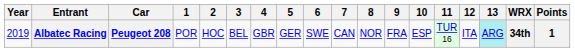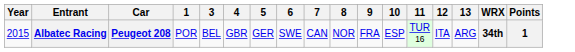- column: (213, 12)
(18, 33) 2019 -> (18, 33) 2015
(493, 33) paleturquoise background -> (465, 33) no background
